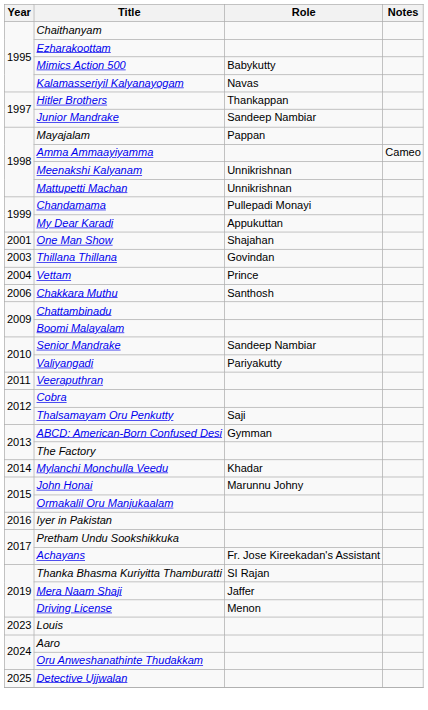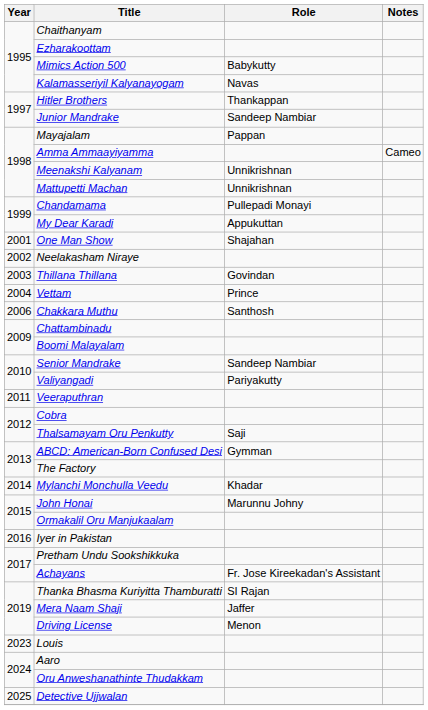+ row: (88, 258)
